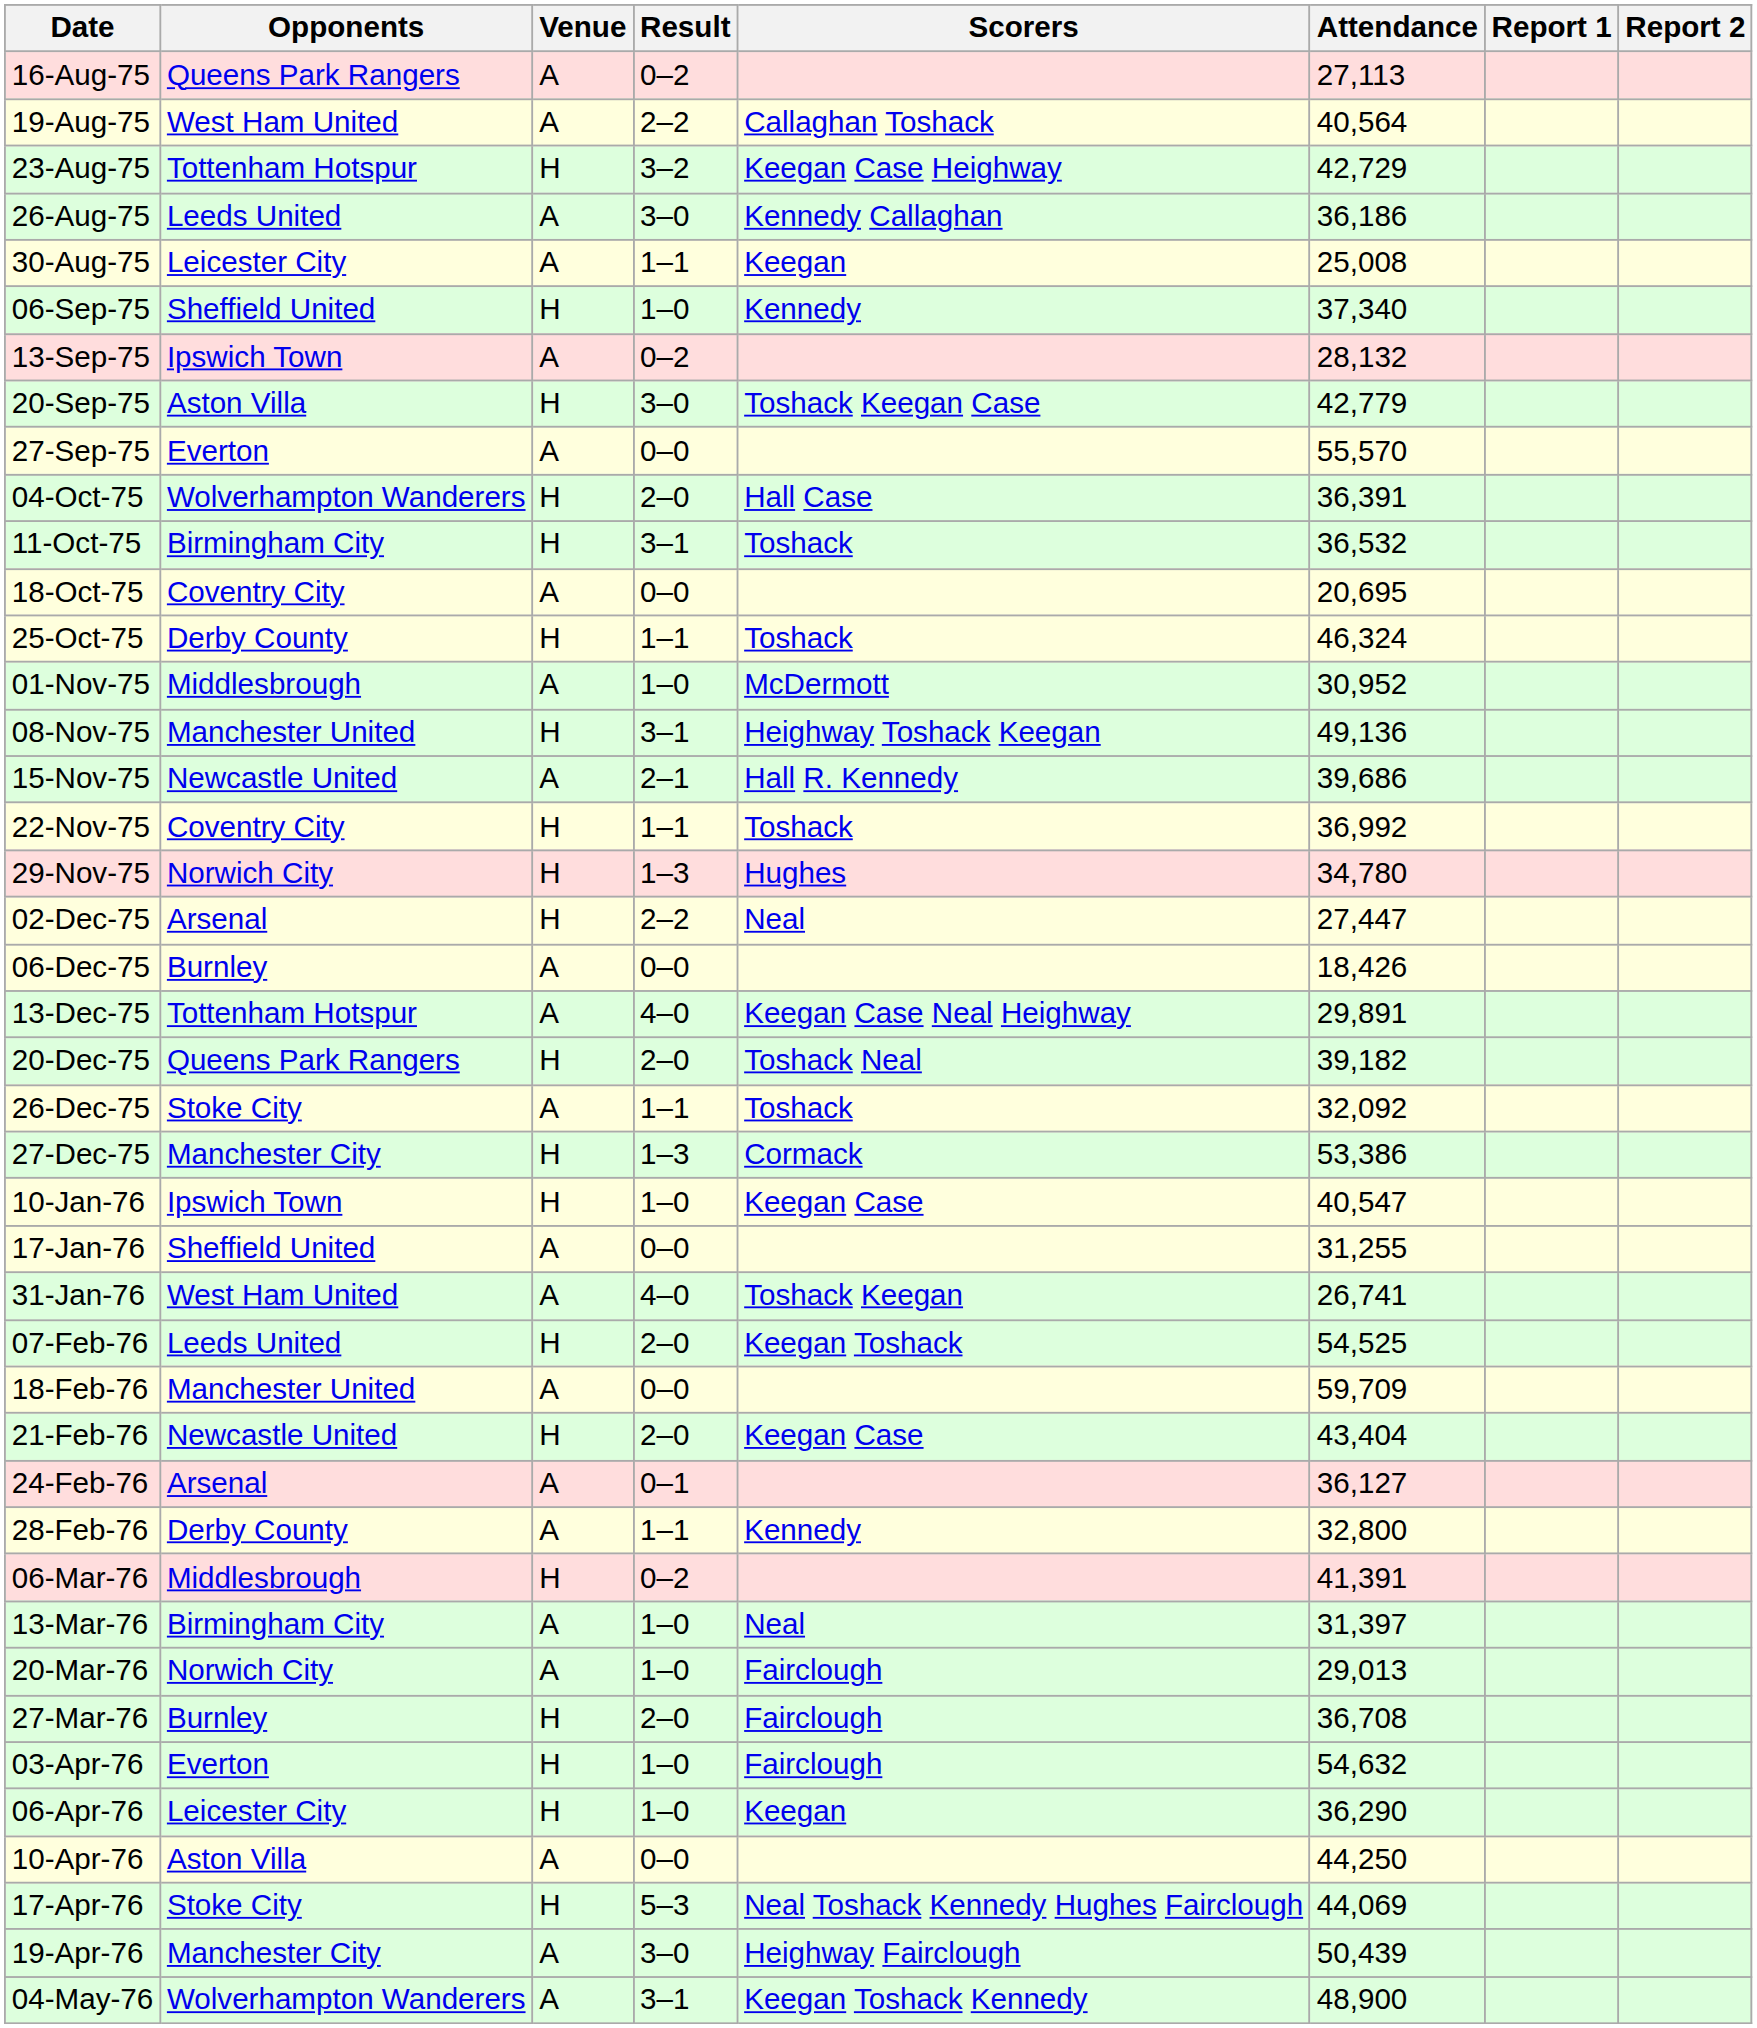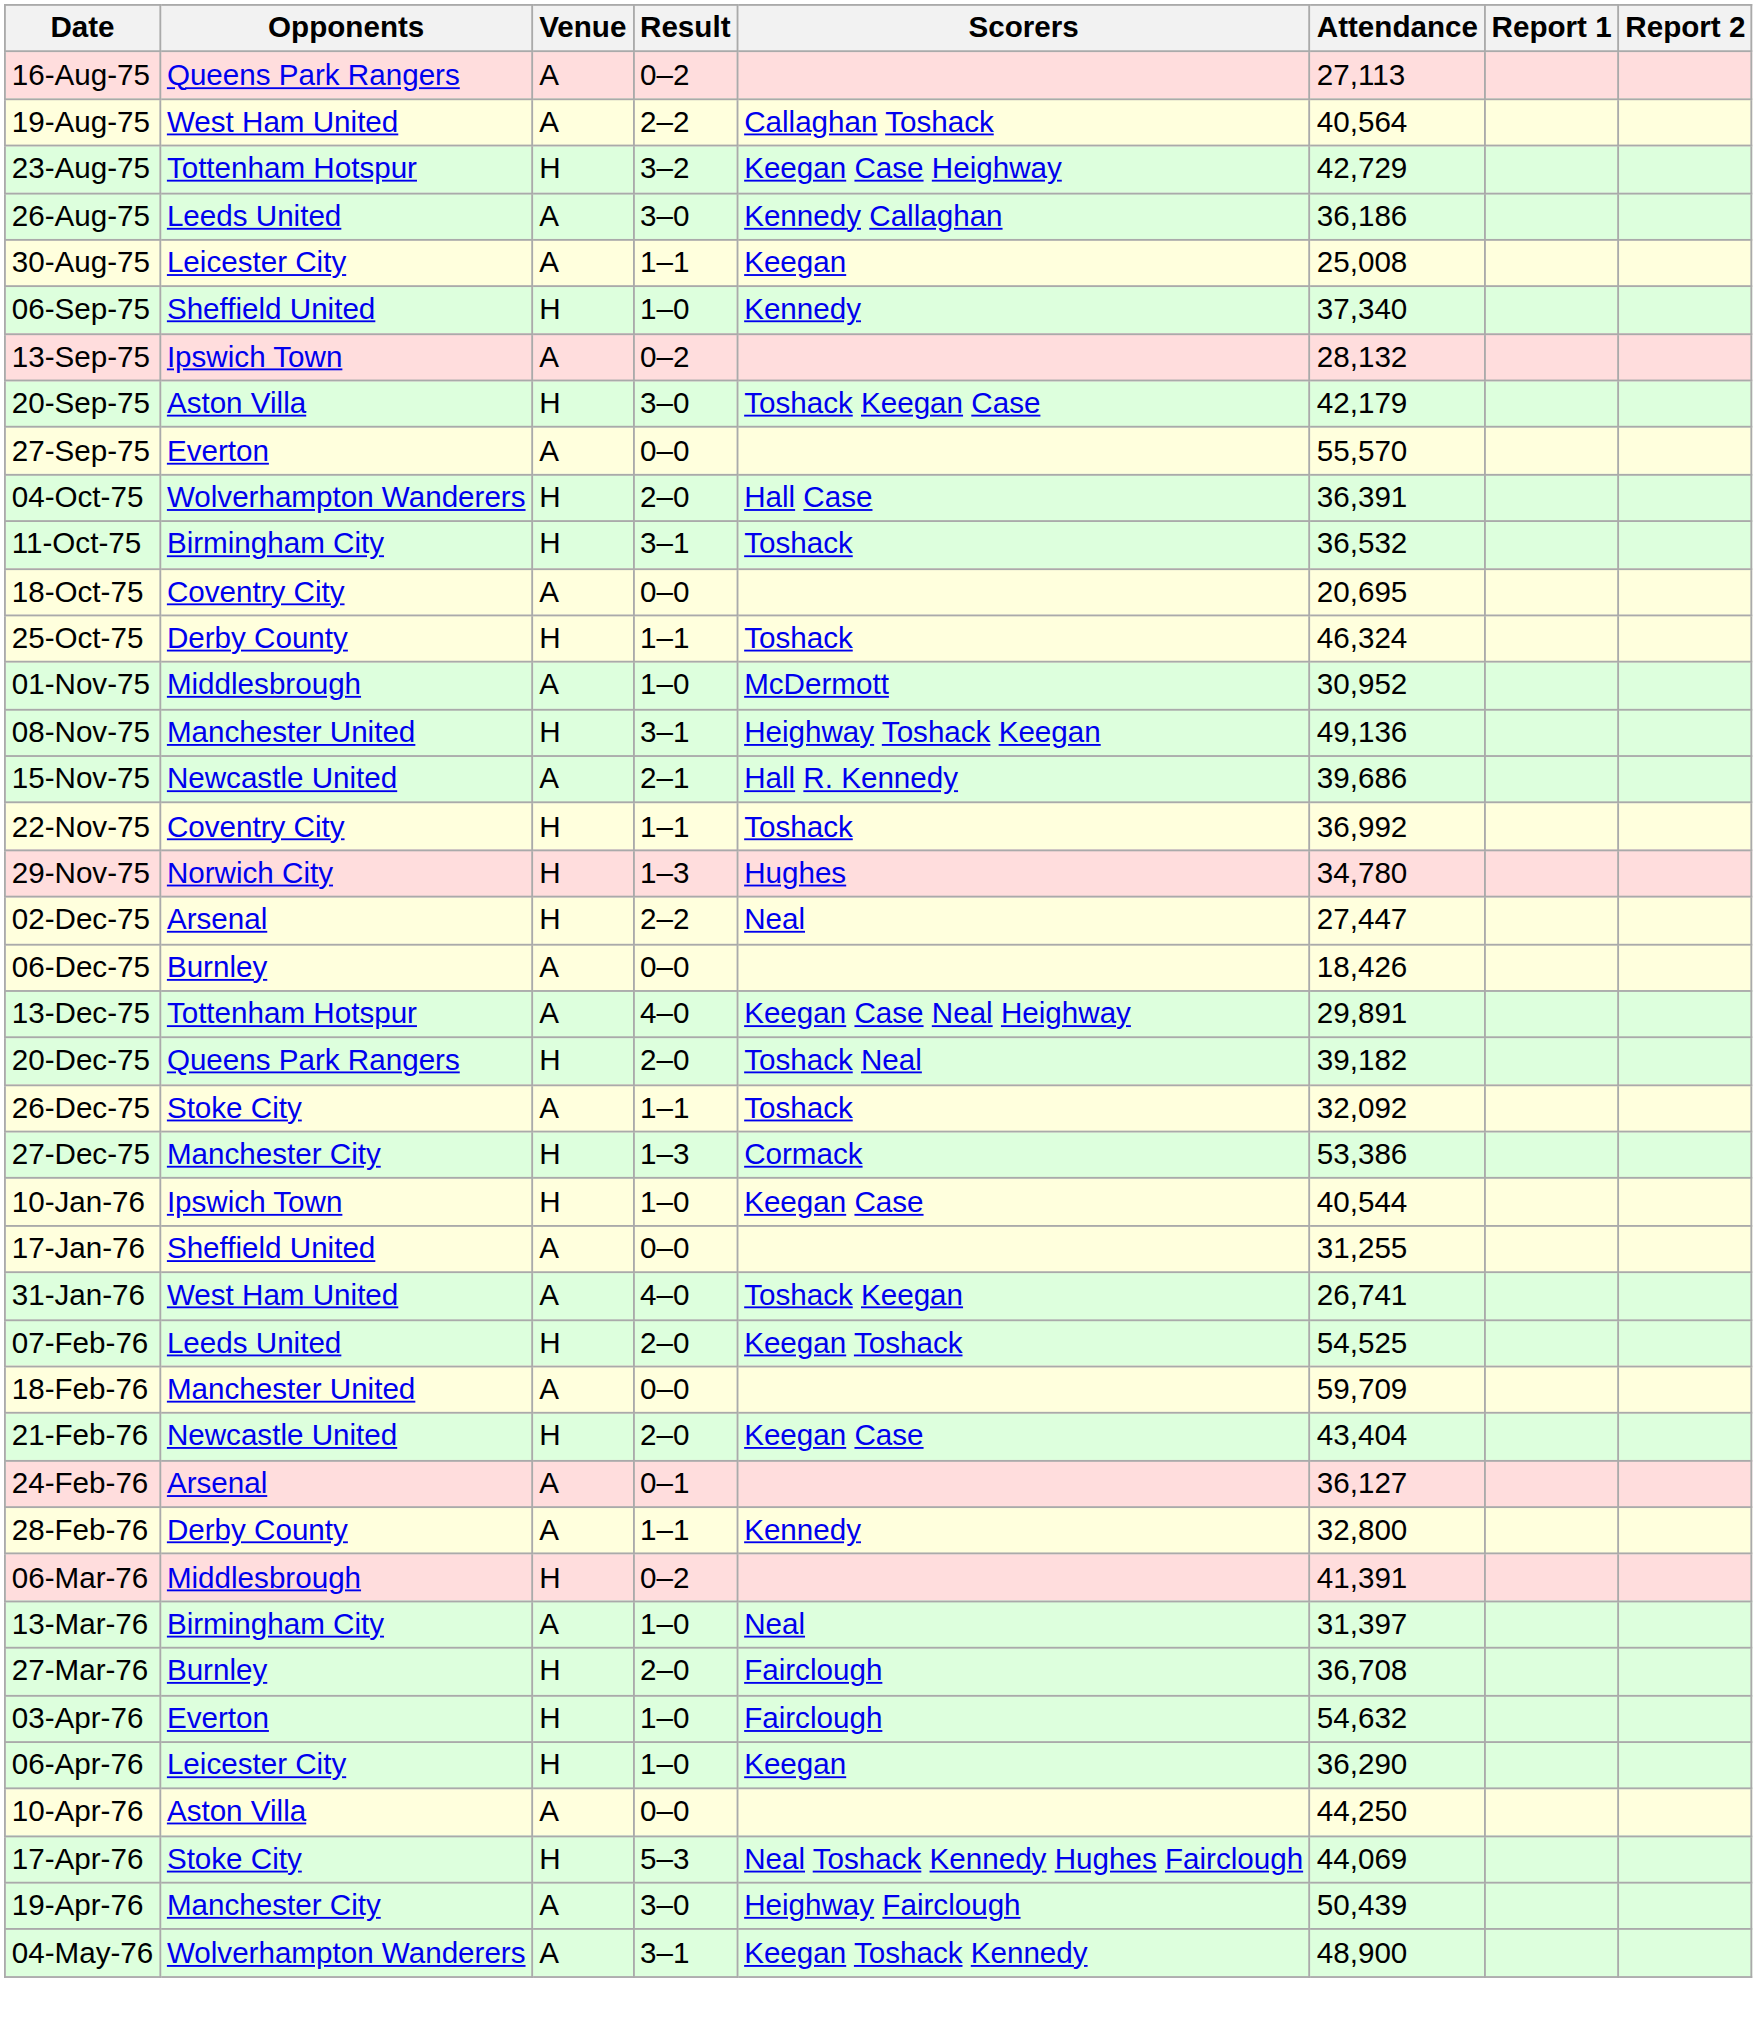(1362, 403) 42,779 -> (1362, 403) 42,179
(1362, 1201) 40,547 -> (1362, 1201) 40,544
- row: (80, 1671)
